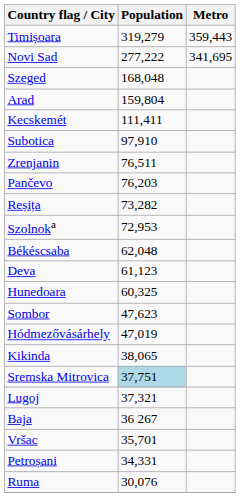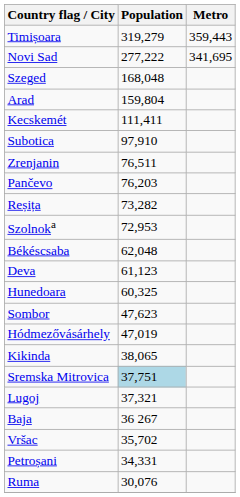(139, 439) 35,701 -> (139, 439) 35,702
